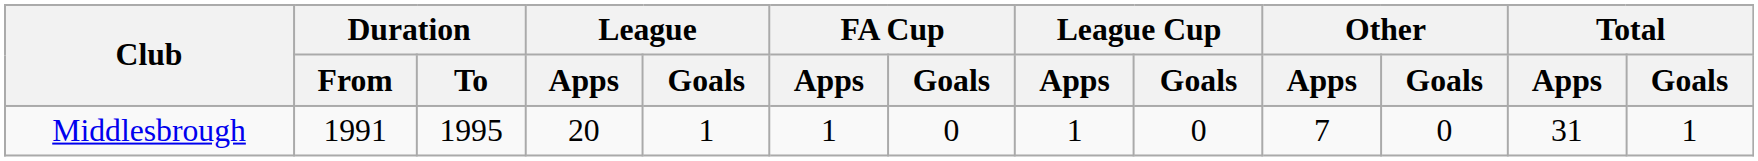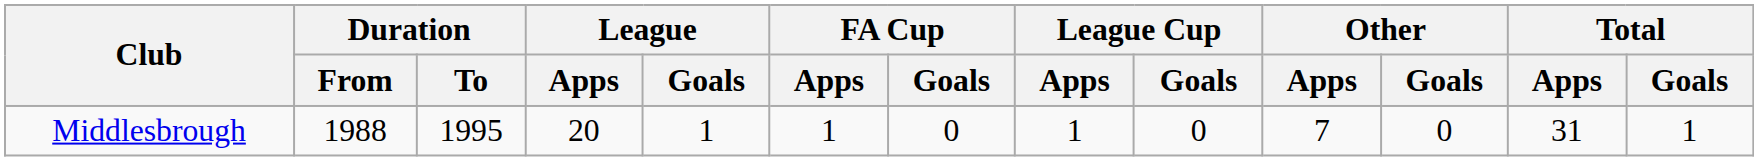(355, 130) 1991 -> (355, 130) 1988
